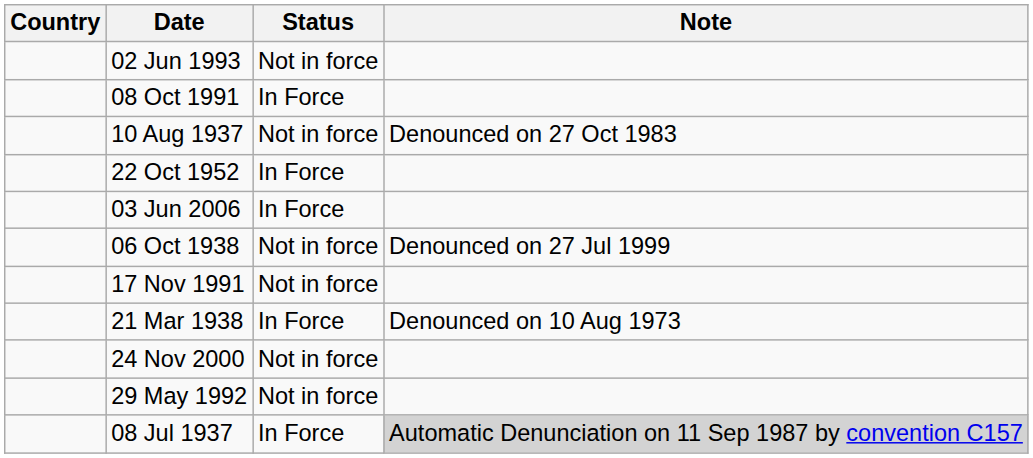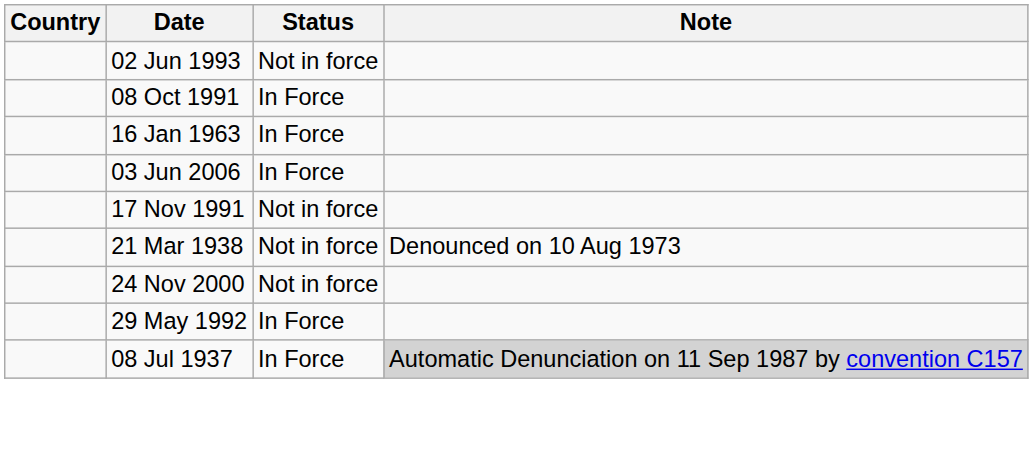- row: (177, 135)
+ row: (176, 135)
- row: (175, 172)
- row: (175, 246)
(301, 321) In Force -> (318, 246) Not in force
(318, 396) Not in force -> (301, 321) In Force
